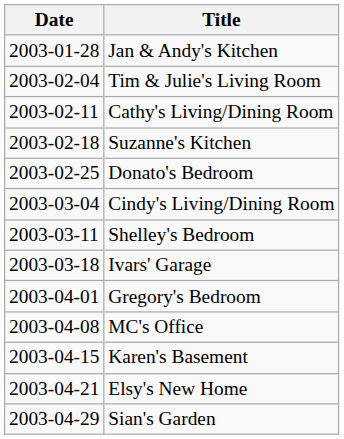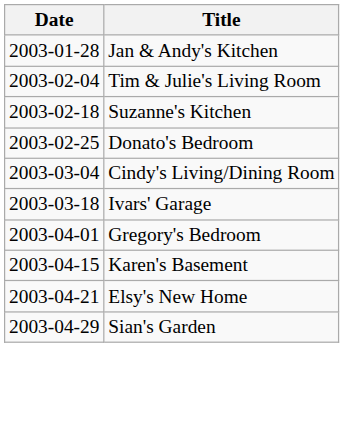- row: (221, 111)
- row: (181, 234)
- row: (156, 326)
